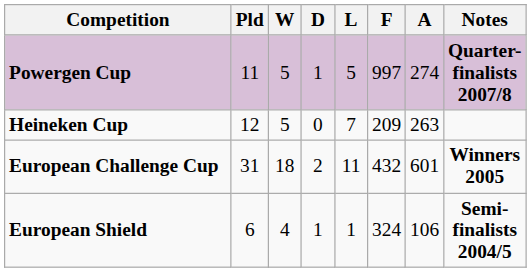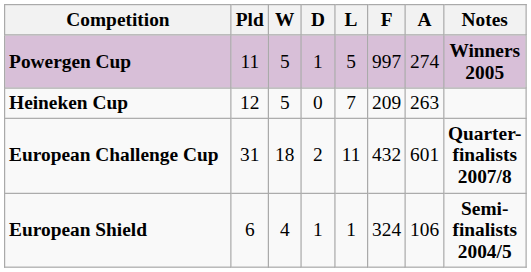(485, 72) Quarter-finalists 2007/8 -> (485, 61) Winners 2005
(485, 166) Winners 2005 -> (485, 155) Quarter-finalists 2007/8
